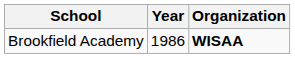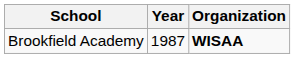(168, 41) 1986 -> (168, 41) 1987
